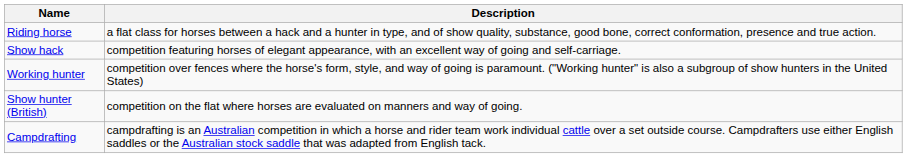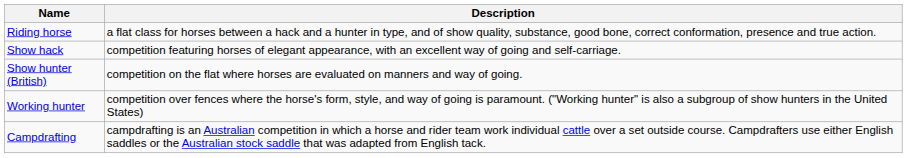rows swapped: (39, 106) <-> (46, 74)
